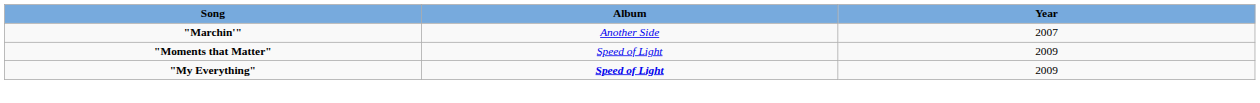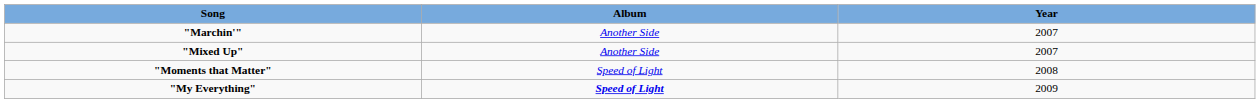+ row: (213, 51)
(1047, 51) 2009 -> (1047, 70) 2008
